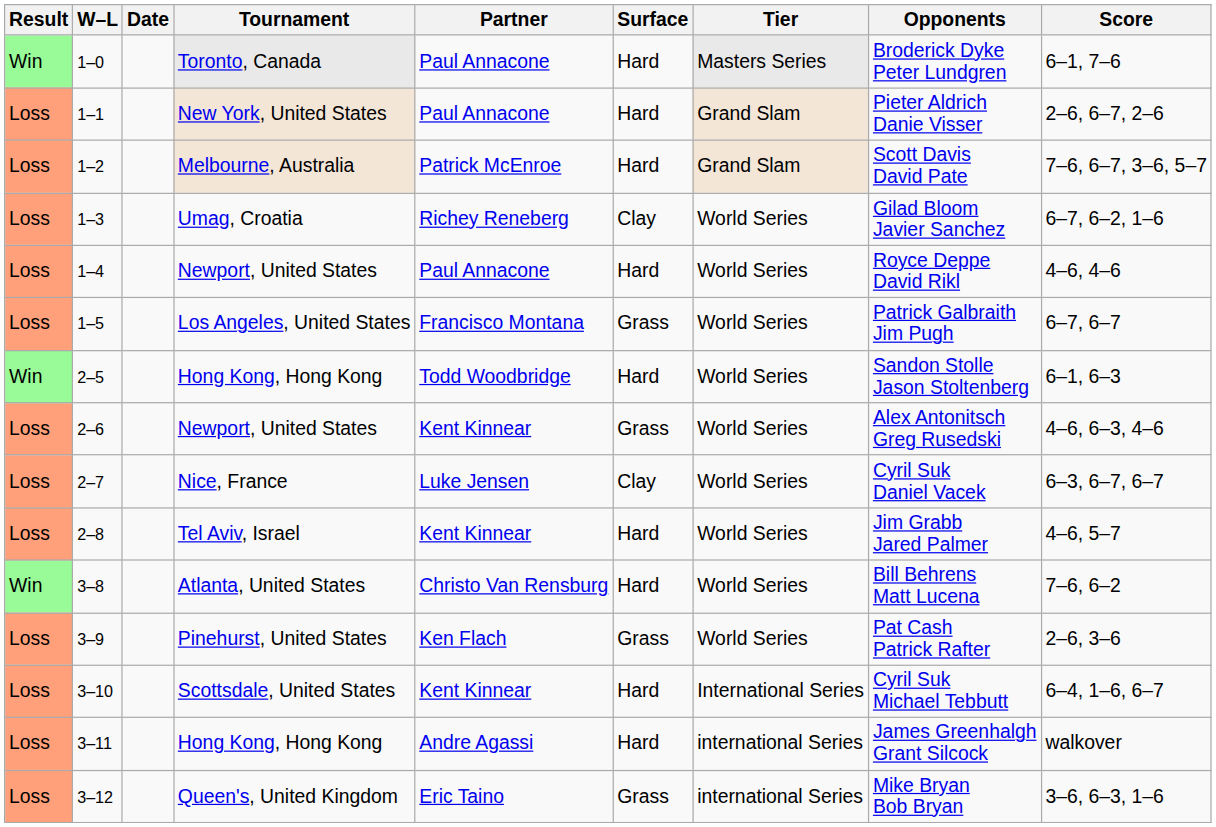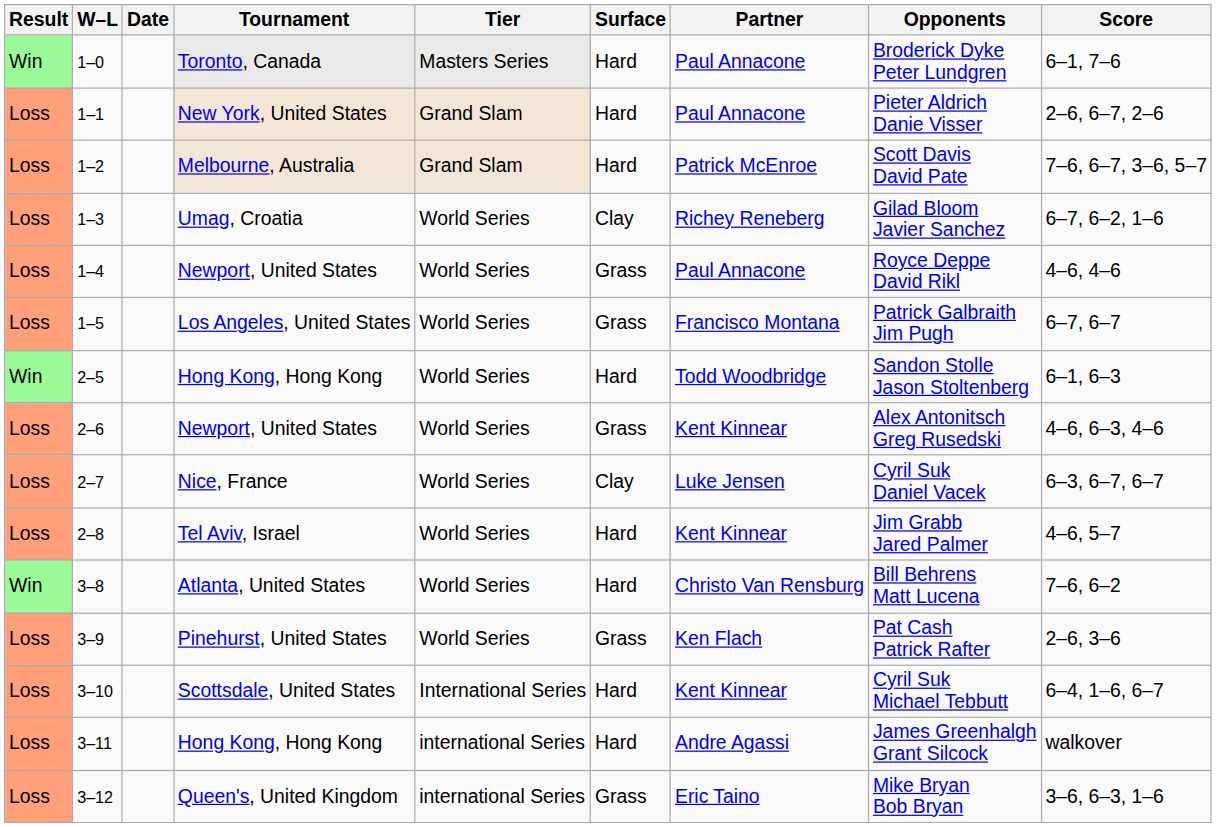columns swapped: (781, 19) <-> (514, 19)
(638, 271) Hard -> (621, 271) Grass
